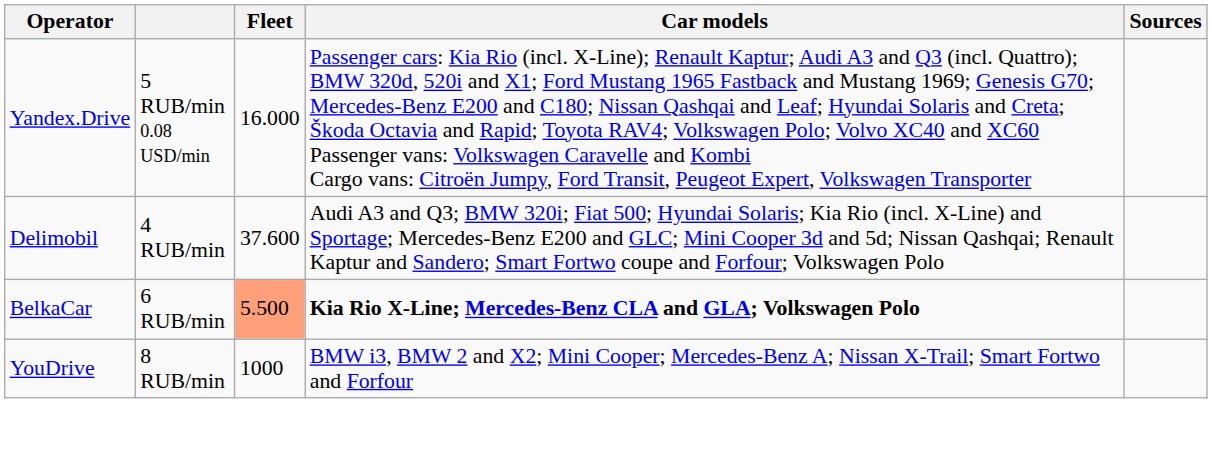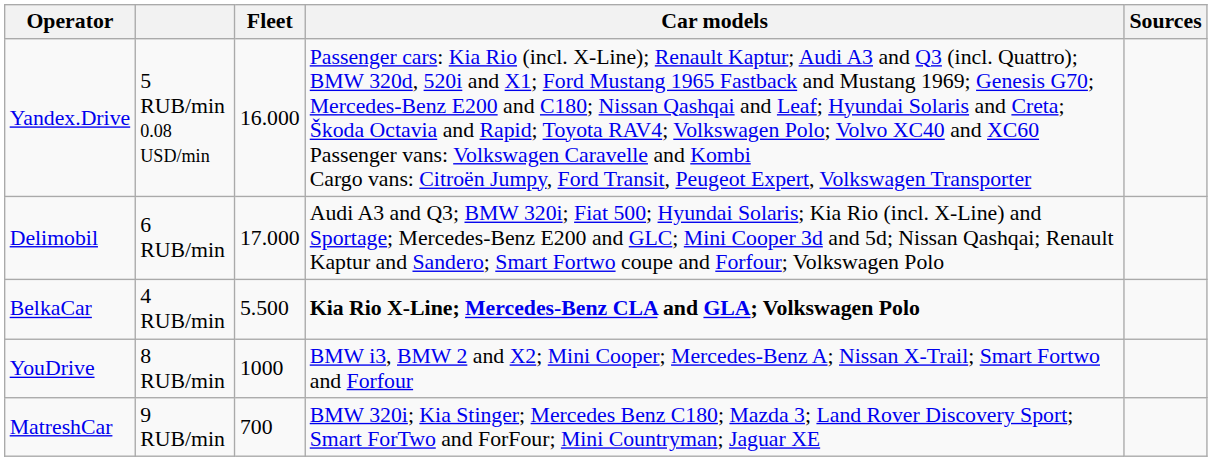(183, 237) 4 RUB/min -> (183, 237) 6 RUB/min
(270, 237) 37.600 -> (270, 237) 17.000
(183, 308) 6 RUB/min -> (183, 308) 4 RUB/min
(264, 308) lightsalmon background -> (264, 308) no background
+ row: (61, 426)
